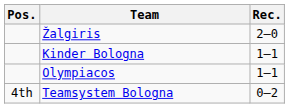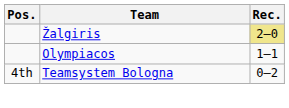(267, 34) no background -> (267, 34) khaki background
- row: (93, 54)
